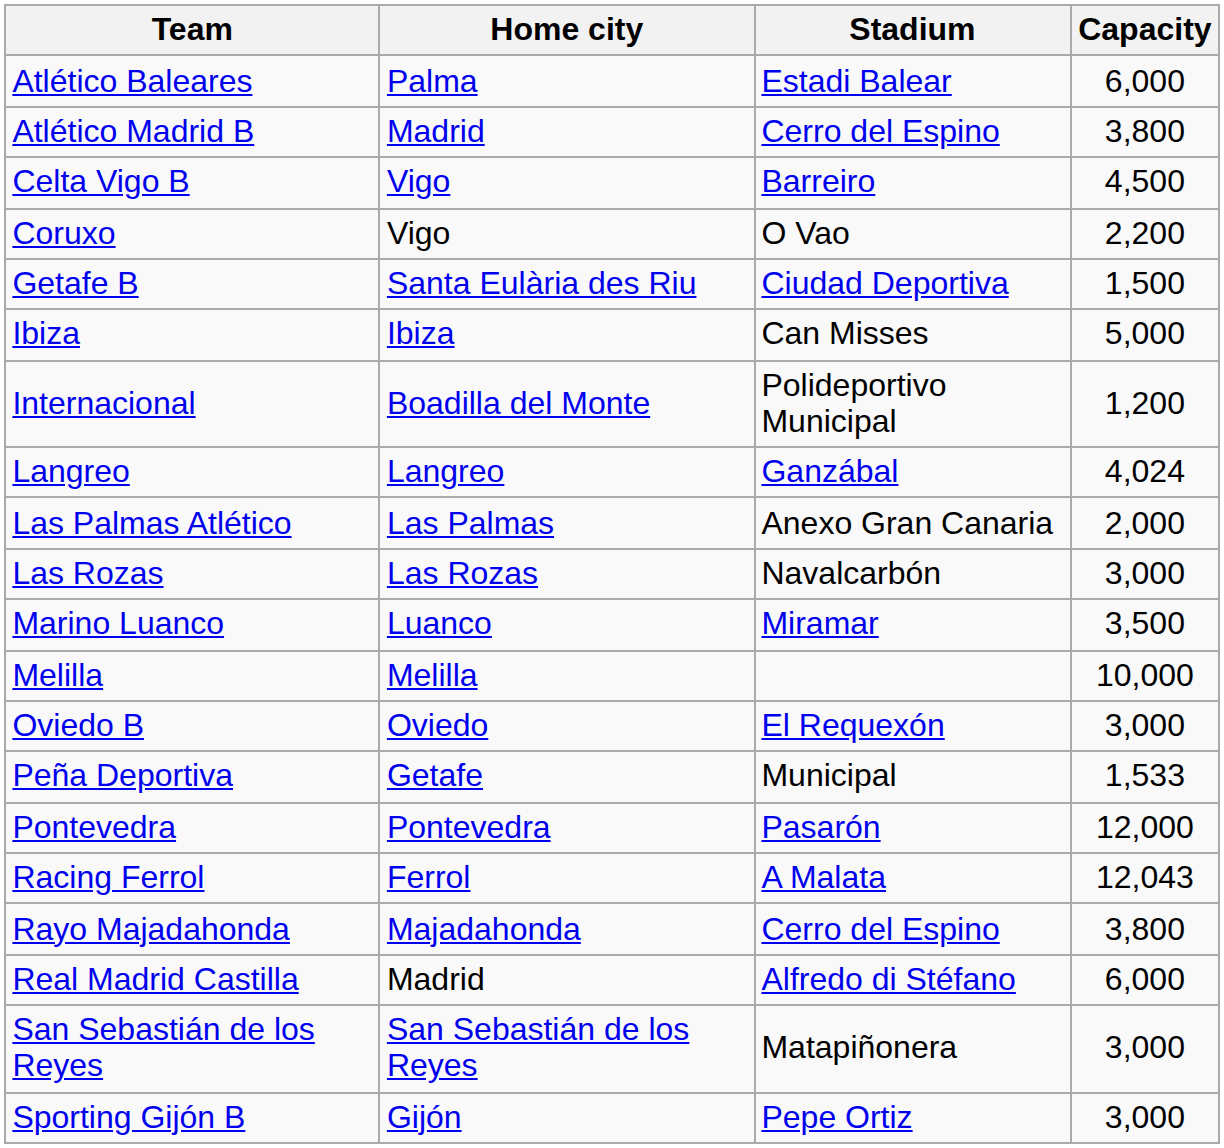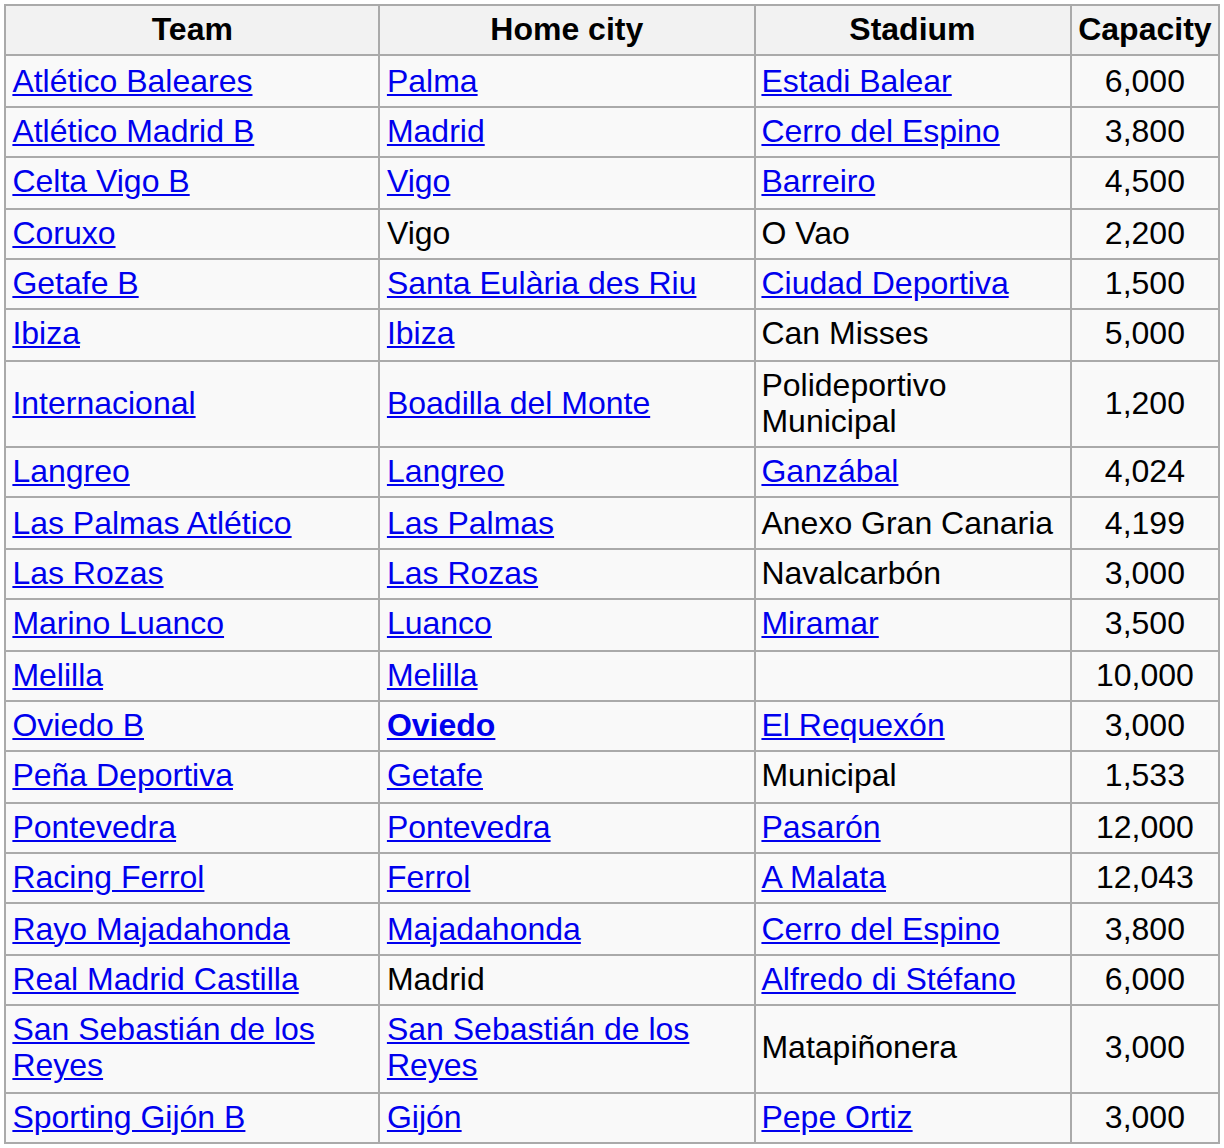(1145, 522) 2,000 -> (1145, 522) 4,199
(438, 725) normal -> (441, 725) bold
